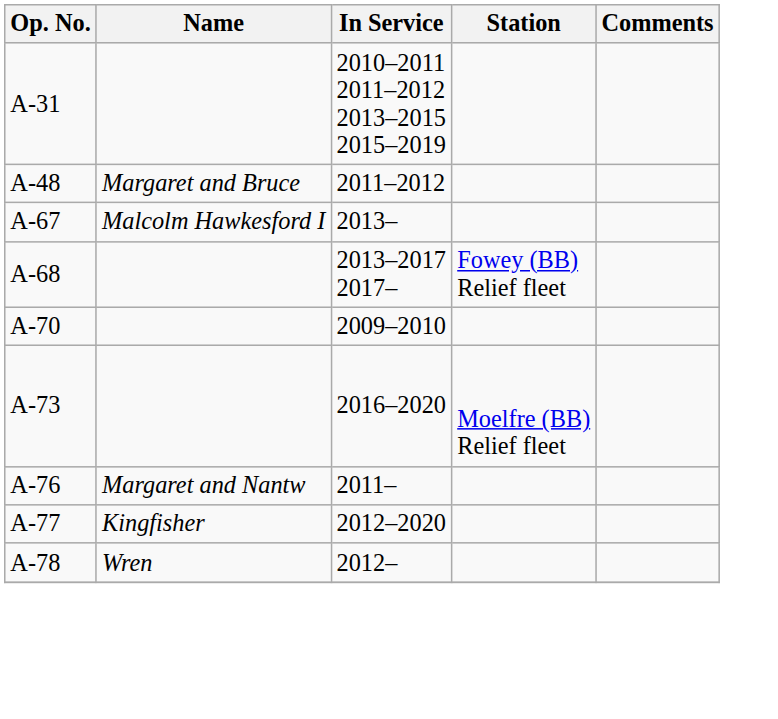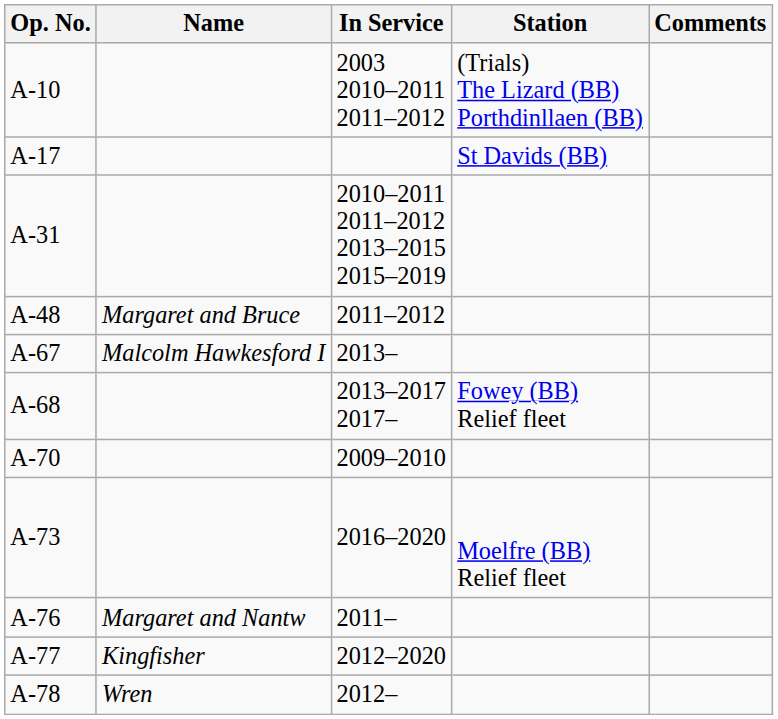+ row: (35, 89)
+ row: (35, 155)
